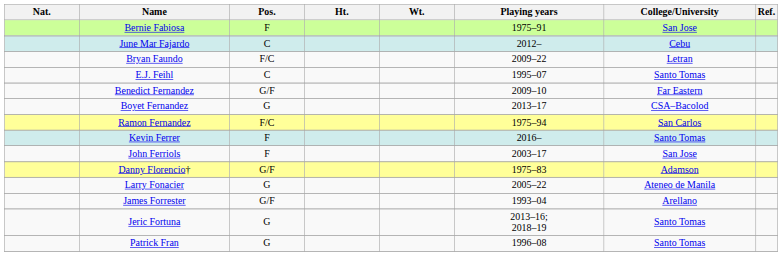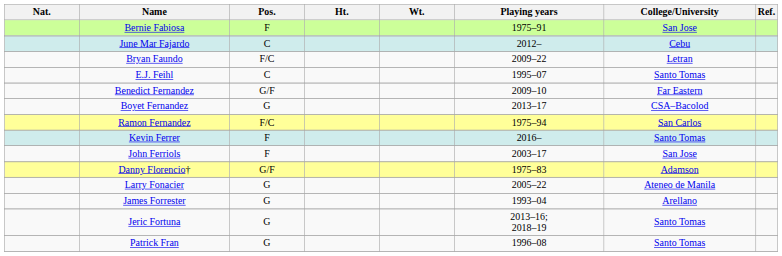(267, 201) G/F -> (267, 201) G
